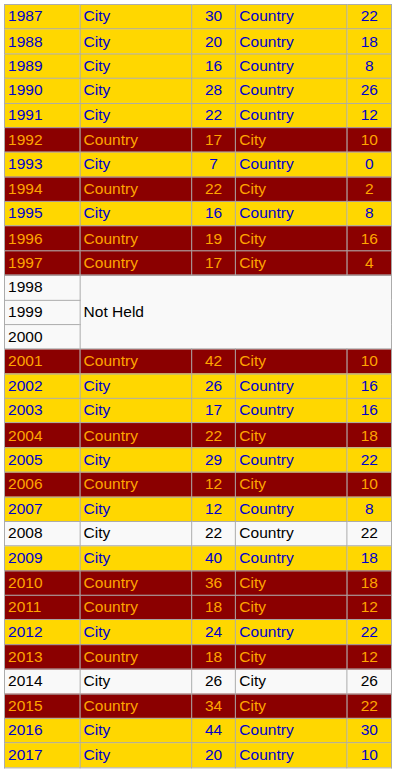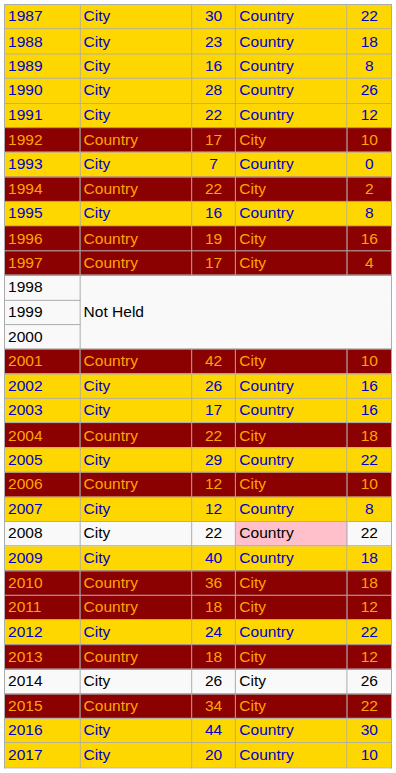(214, 41) 20 -> (214, 41) 23
(267, 533) no background -> (267, 533) pink background
